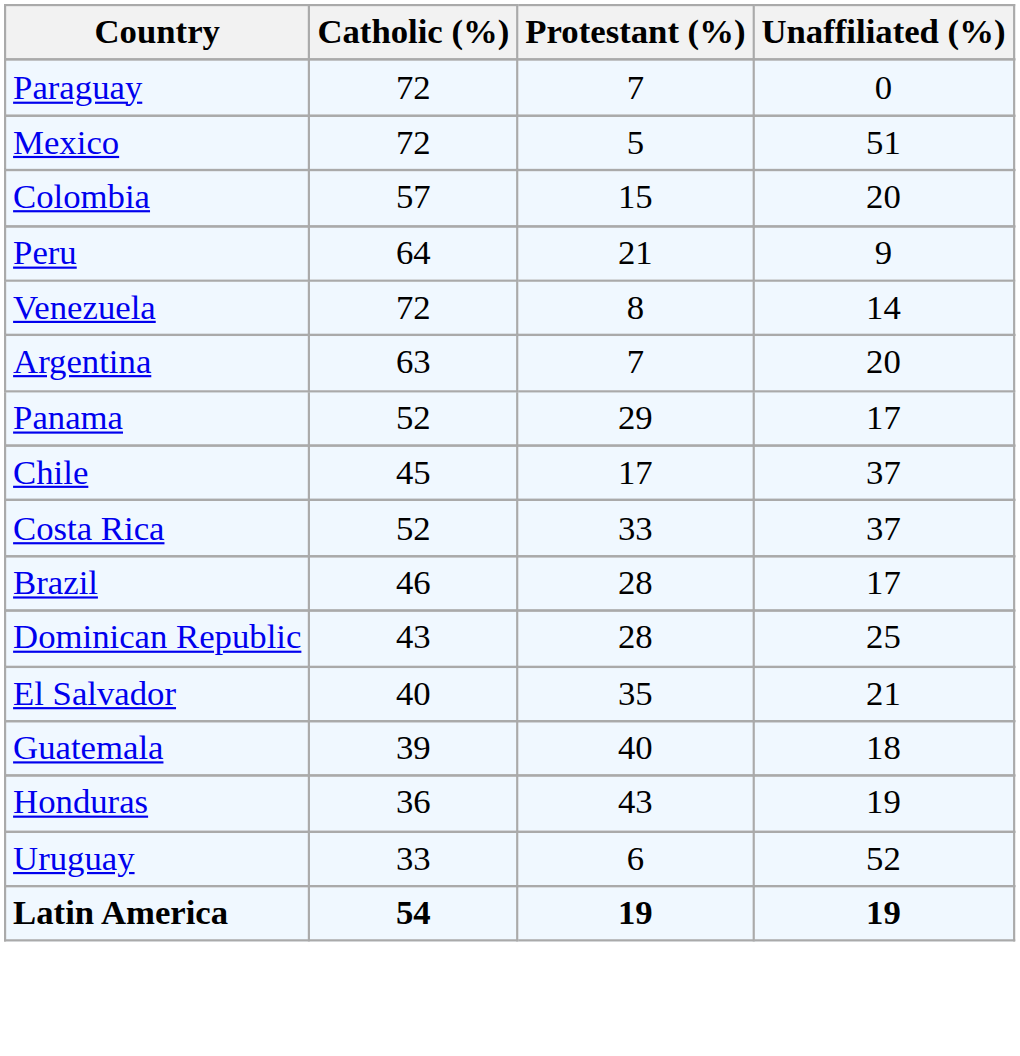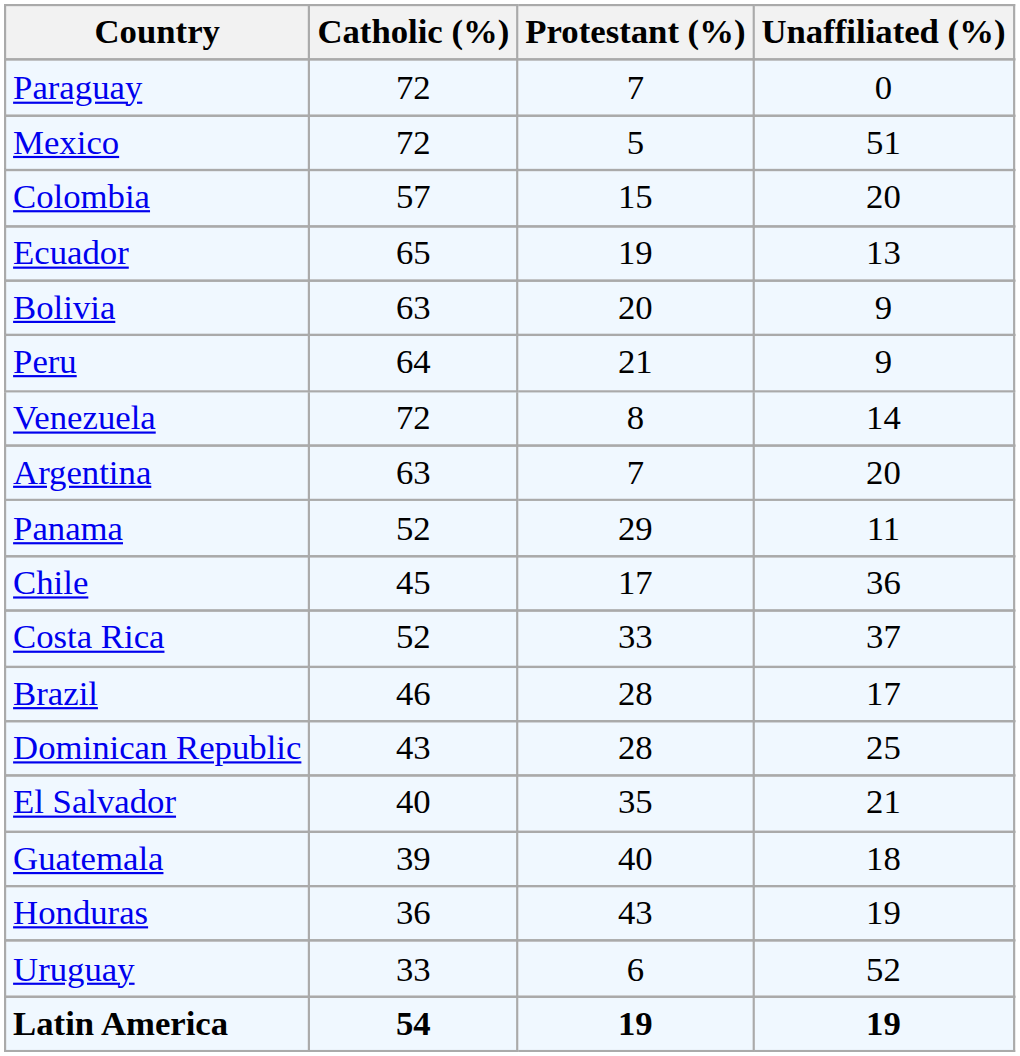+ row: (71, 252)
+ row: (64, 307)
(883, 417) 17 -> (883, 527) 11
(883, 472) 37 -> (883, 582) 36
